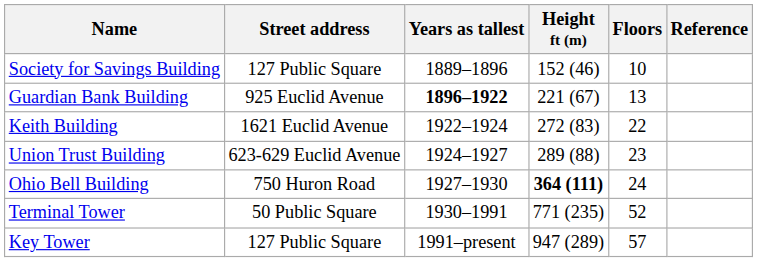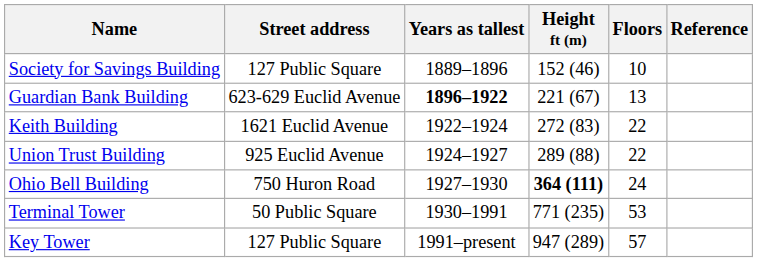(314, 97) 925 Euclid Avenue -> (314, 97) 623-629 Euclid Avenue
(314, 155) 623-629 Euclid Avenue -> (314, 155) 925 Euclid Avenue
(637, 155) 23 -> (637, 155) 22
(637, 213) 52 -> (637, 213) 53
